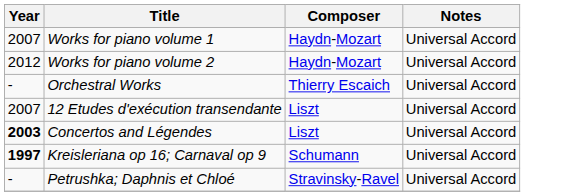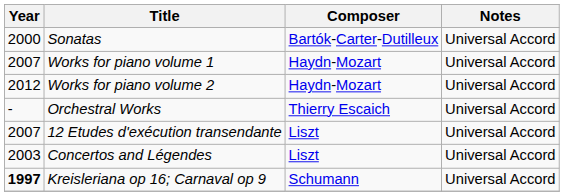+ row: (74, 39)
(24, 132) bold -> (24, 156) normal
- row: (141, 179)
